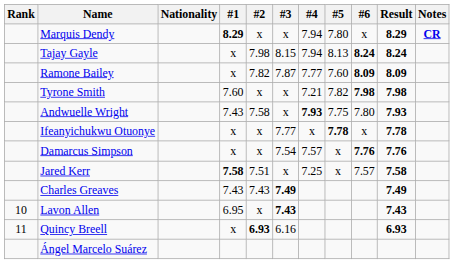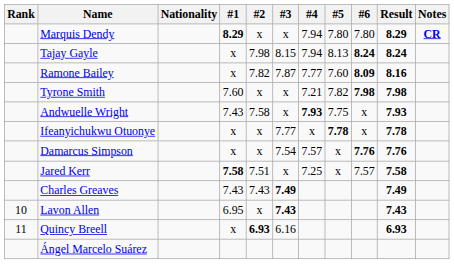(364, 34) x -> (364, 34) 7.80
(396, 73) 8.09 -> (396, 73) 8.16
(364, 112) 7.80 -> (364, 112) x
